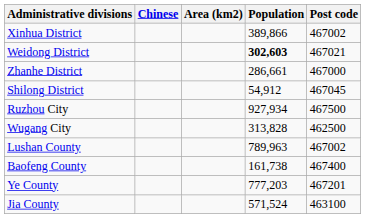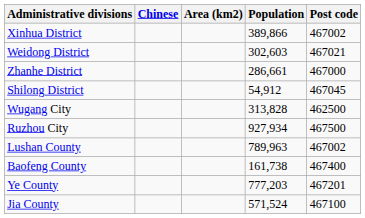(268, 52) bold -> (268, 52) normal
rows swapped: (38, 109) <-> (39, 128)
(328, 204) 463100 -> (328, 204) 467100
